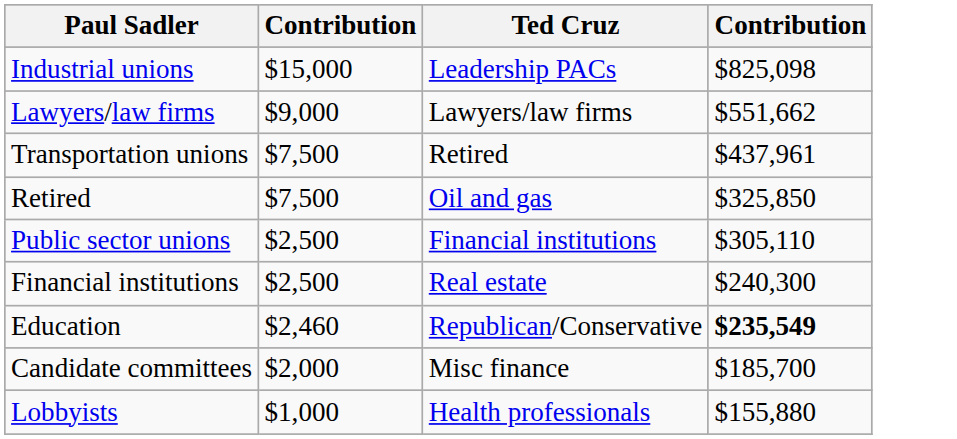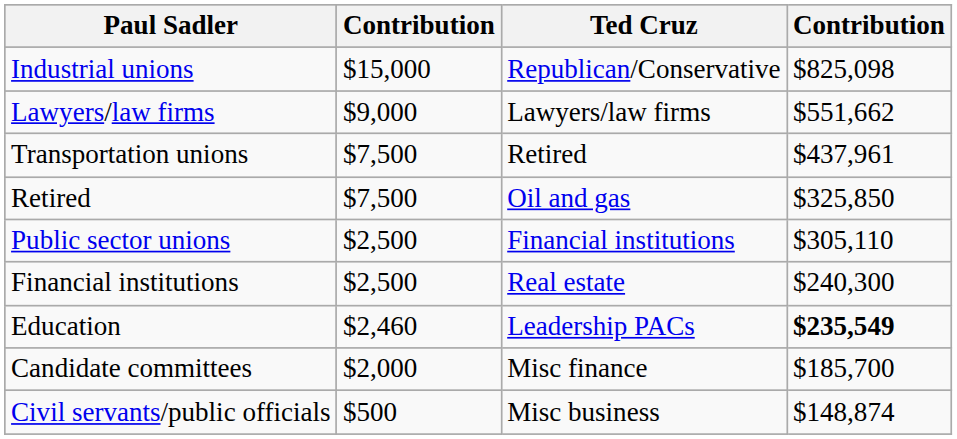(523, 68) Leadership PACs -> (644, 68) Republican/Conservative
(565, 326) Republican/Conservative -> (601, 326) Leadership PACs
- row: (64, 411)
+ row: (171, 411)
